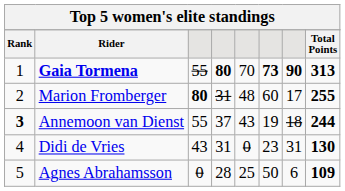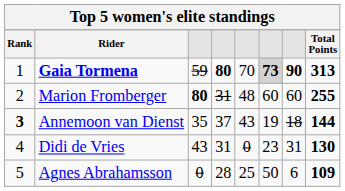(200, 70) 55 -> (200, 70) 59
(270, 70) no background -> (270, 70) lightgrey background
(294, 96) 17 -> (294, 96) 60
(200, 121) 55 -> (200, 121) 35
(323, 121) 244 -> (323, 121) 144
